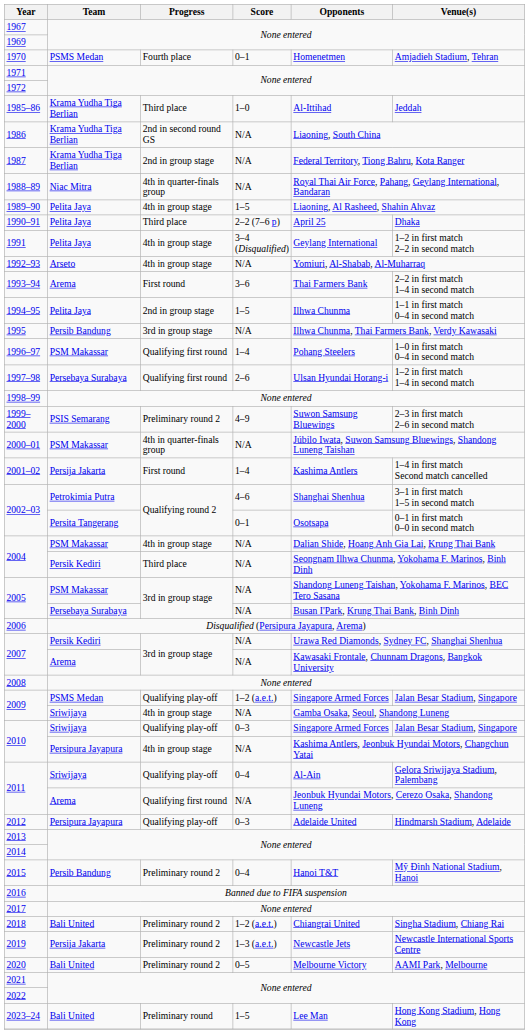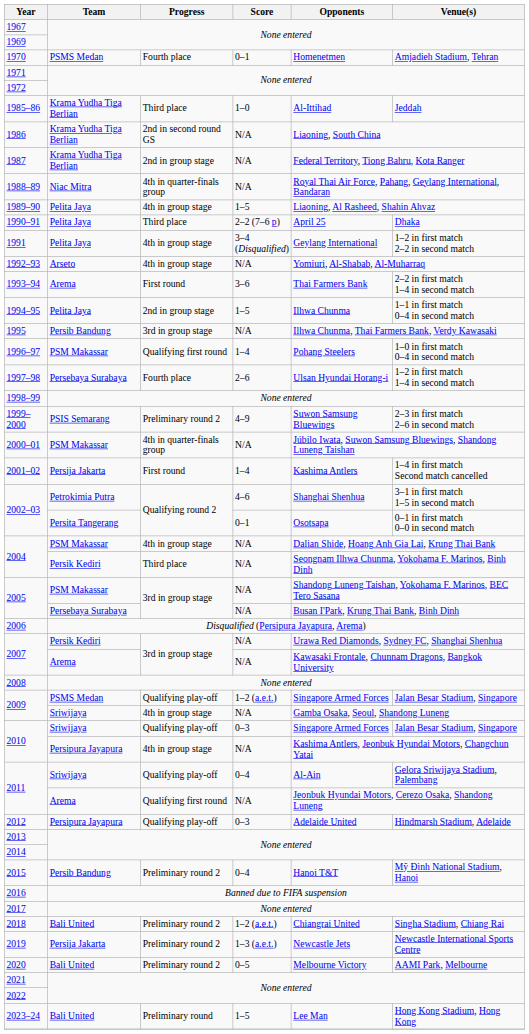(185, 377) Qualifying first round -> (167, 377) Fourth place
